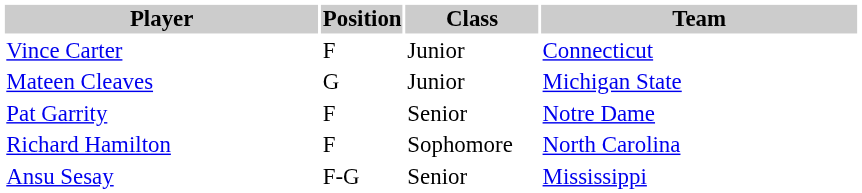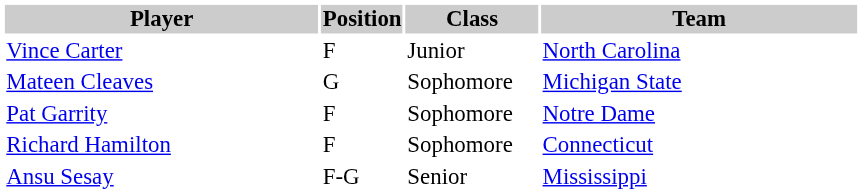(598, 50) Connecticut -> (612, 50) North Carolina
(436, 81) Junior -> (460, 81) Sophomore
(437, 113) Senior -> (460, 113) Sophomore
(612, 144) North Carolina -> (598, 144) Connecticut
